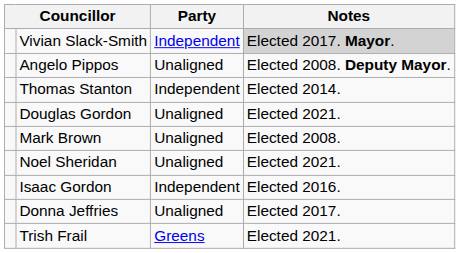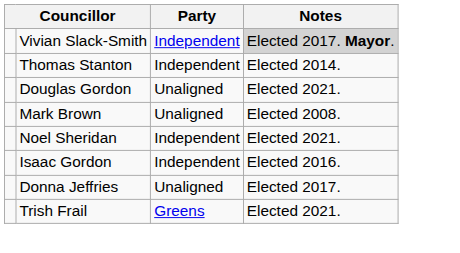- row: (69, 65)
(189, 162) Unaligned -> (197, 138) Independent
